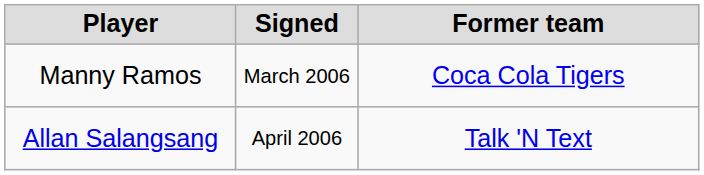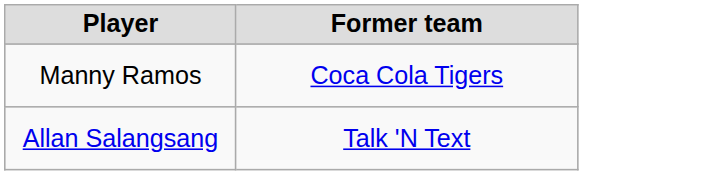- column: (297, 24)
